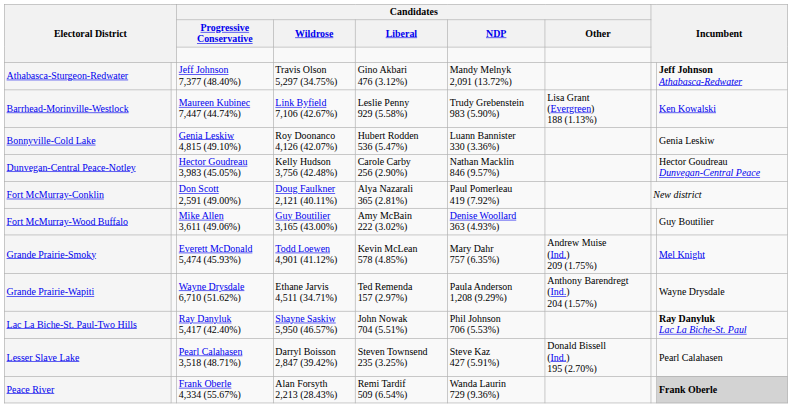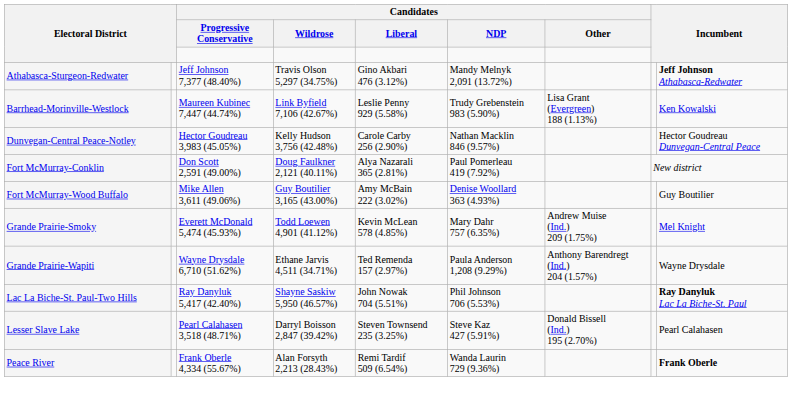- row: (51, 141)
(688, 389) lightgrey background -> (688, 362) no background
